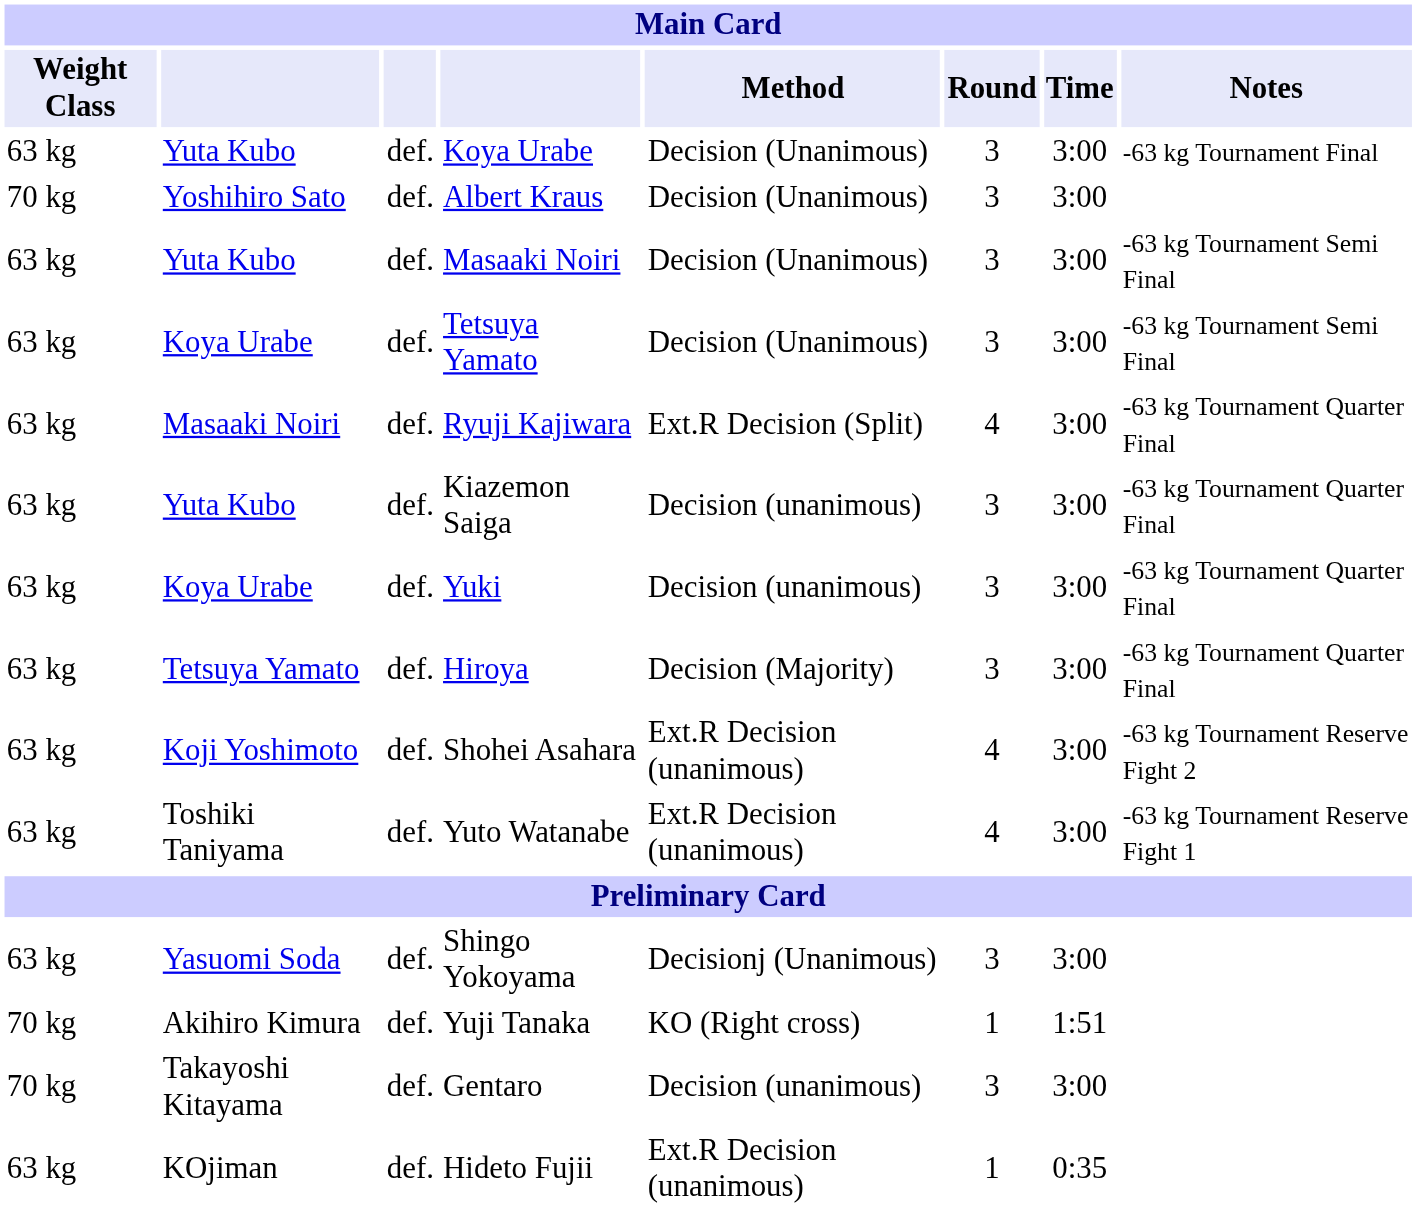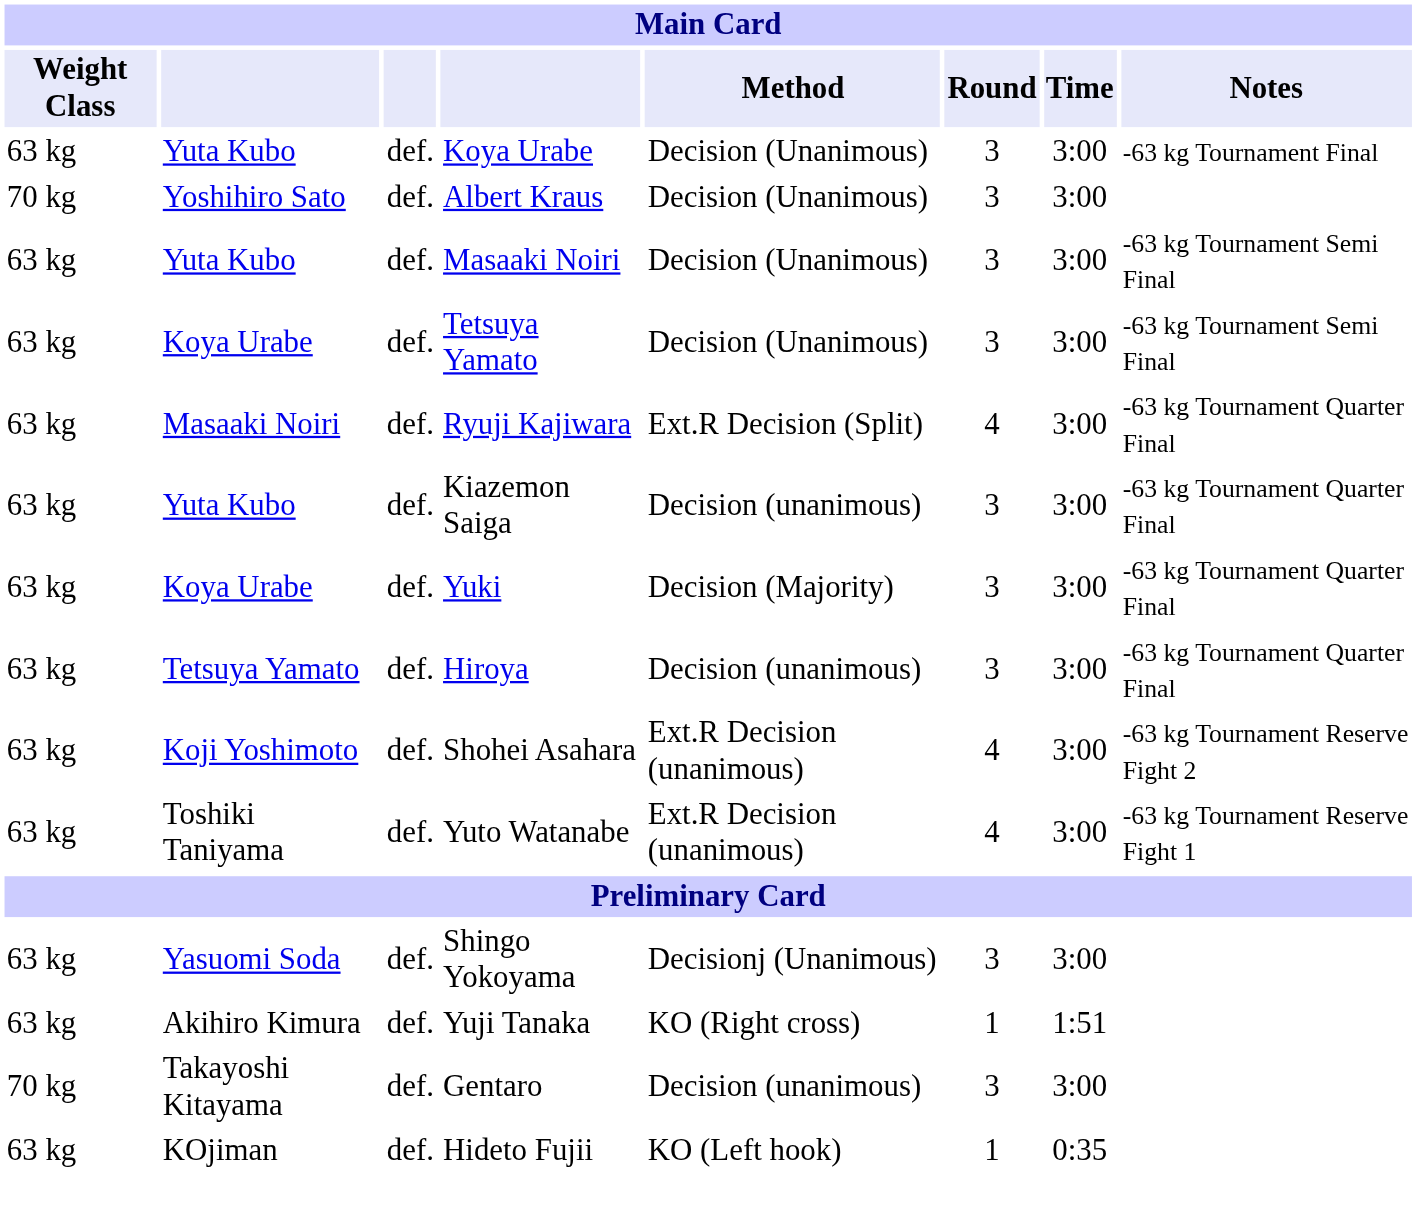(784, 587) Decision (unanimous) -> (771, 587) Decision (Majority)
(771, 669) Decision (Majority) -> (784, 669) Decision (unanimous)
(42, 1023) 70 kg -> (42, 1023) 63 kg
(742, 1168) Ext.R Decision (unanimous) -> (745, 1150) KO (Left hook)
